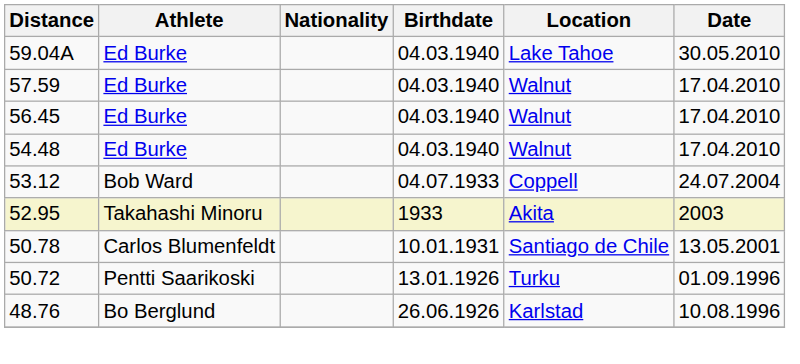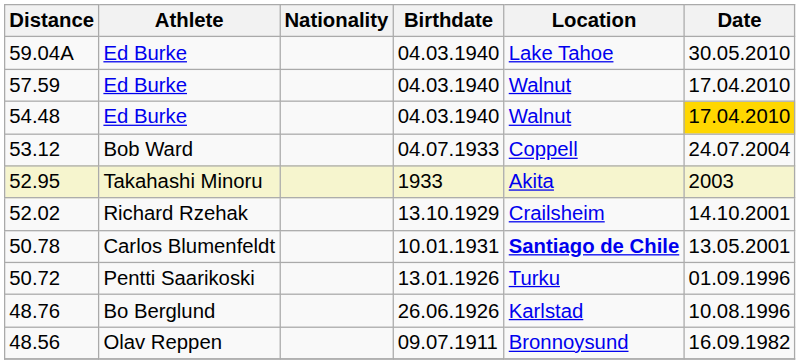- row: (35, 117)
(729, 149) no background -> (739, 117) gold background
+ row: (35, 213)
(589, 246) normal -> (594, 246) bold
+ row: (35, 342)
